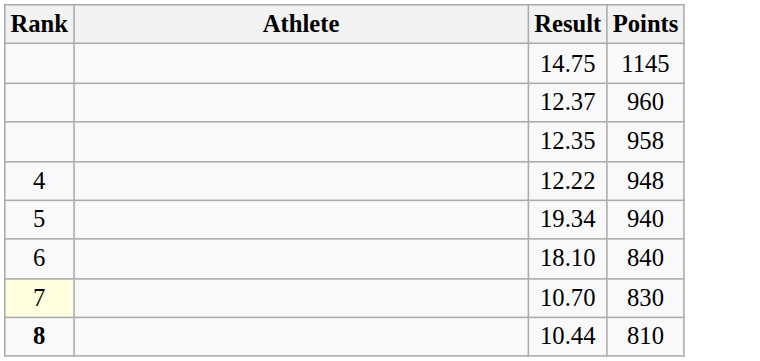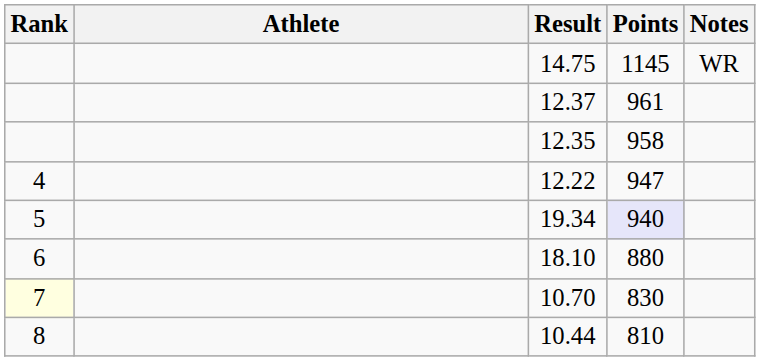+ column: (719, 24)
(646, 102) 960 -> (646, 102) 961
(646, 180) 948 -> (646, 180) 947
(646, 219) no background -> (646, 219) lavender background
(646, 258) 840 -> (646, 258) 880
(39, 336) bold -> (39, 336) normal
